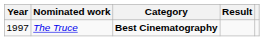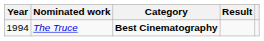(18, 28) 1997 -> (18, 28) 1994
